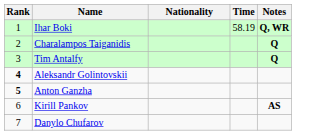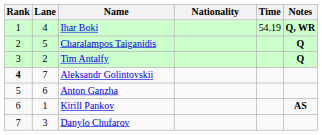+ column: (45, 12)
(244, 28) 58.19 -> (270, 28) 54.19
(18, 91) bold -> (18, 91) normal
